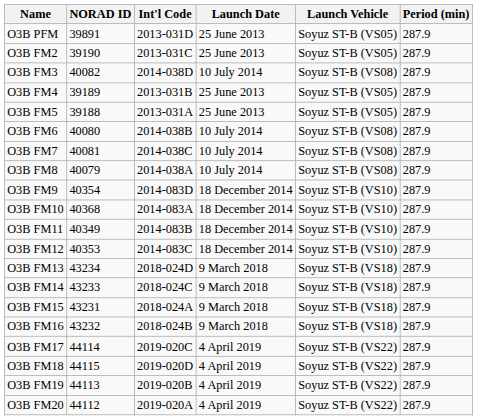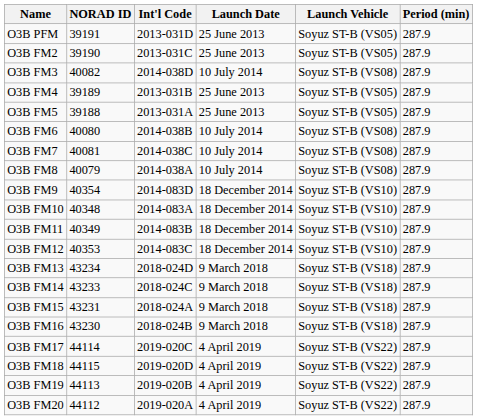(85, 33) 39891 -> (85, 33) 39191
(85, 209) 40368 -> (85, 209) 40348
(85, 326) 43232 -> (85, 326) 43230
